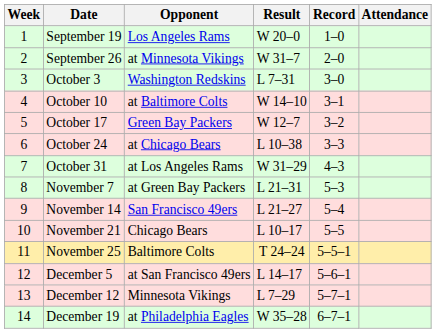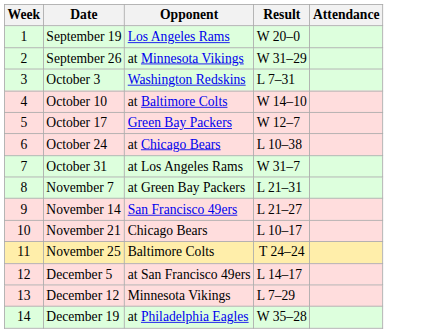- column: (334, 15)
(278, 58) W 31–7 -> (282, 58) W 31–29
(282, 166) W 31–29 -> (278, 166) W 31–7
